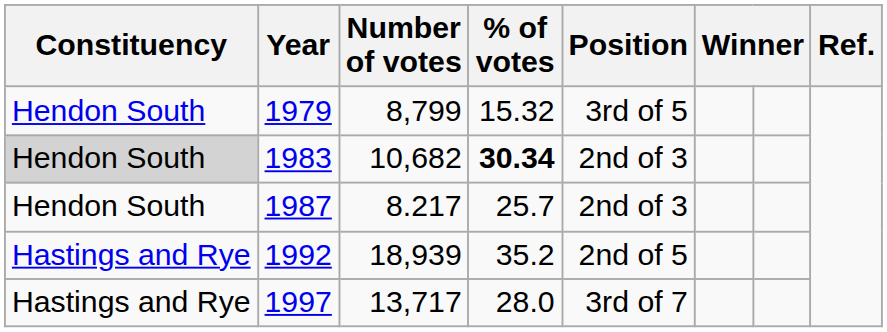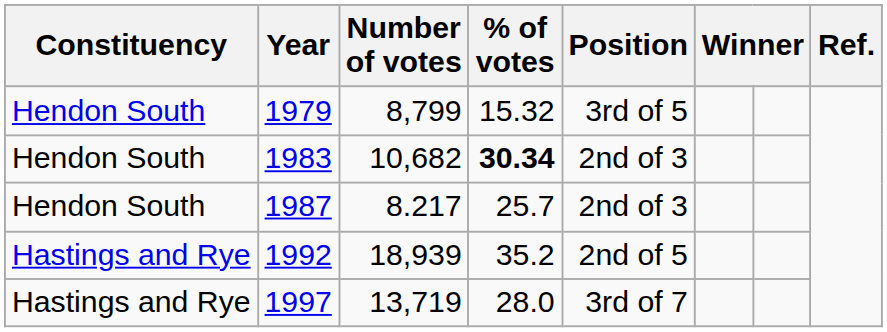(109, 158) lightgrey background -> (109, 158) no background
(415, 302) 13,717 -> (415, 302) 13,719
